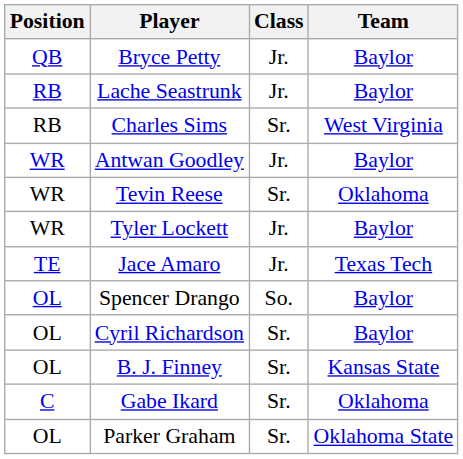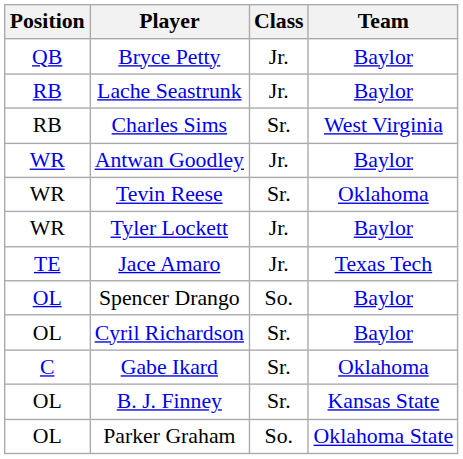rows swapped: (169, 401) <-> (169, 366)
(279, 435) Sr. -> (279, 435) So.
